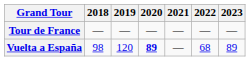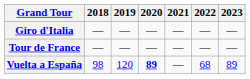+ row: (44, 30)
